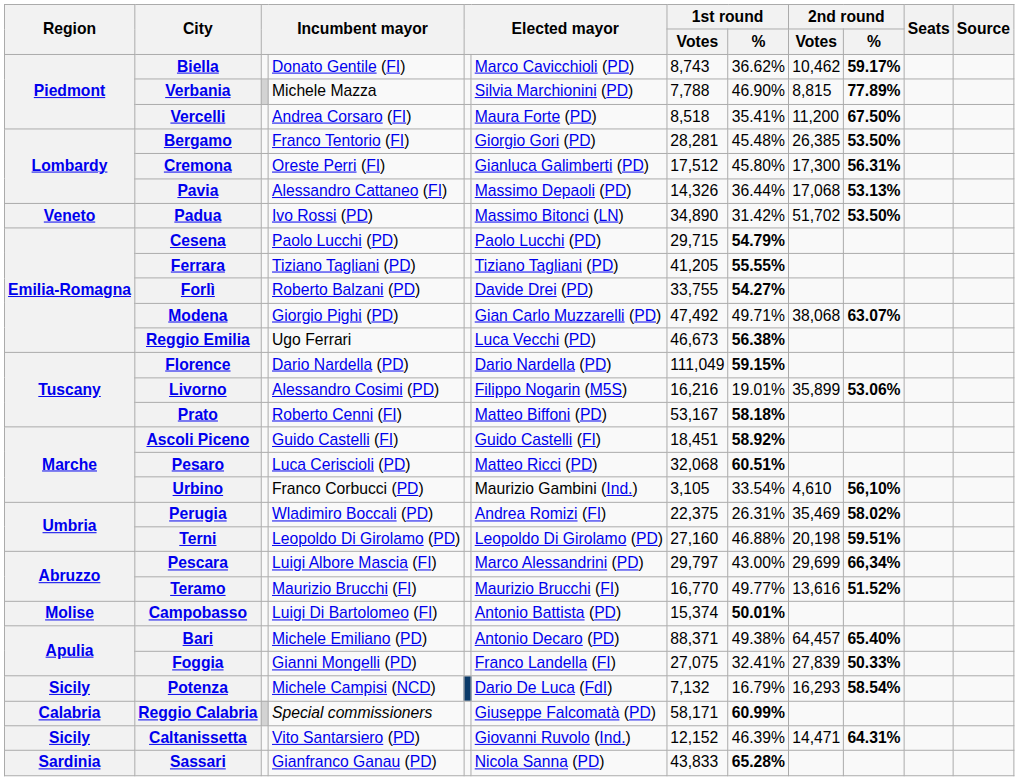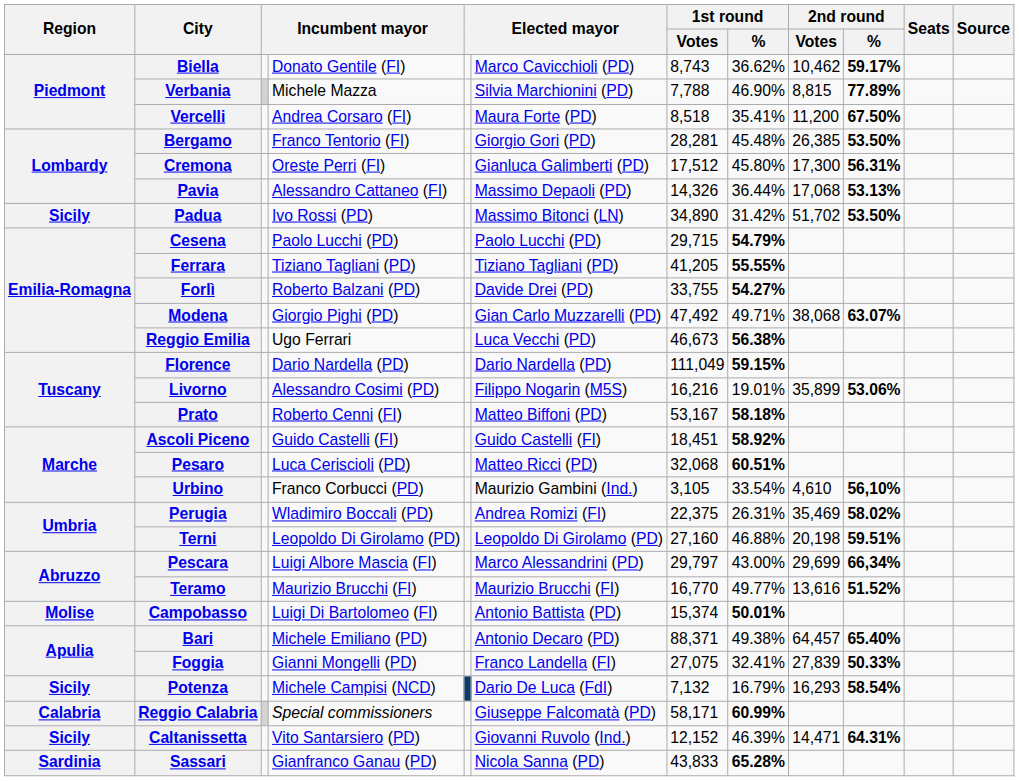(70, 215) Veneto -> (70, 215) Sicily
